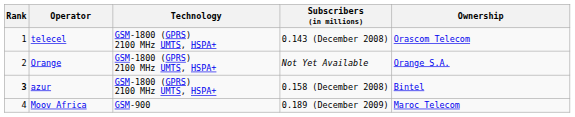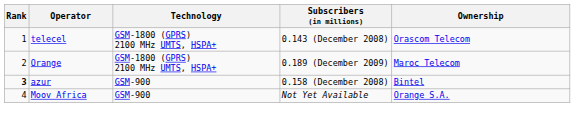(325, 63) Not Yet Available -> (335, 63) 0.189 (December 2009)
(422, 63) Orange S.A. -> (427, 63) Maroc Telecom
(166, 87) GSM-1800 (GPRS) 2100 MHz UMTS, HSPA+ -> (132, 82) GSM-900
(335, 105) 0.189 (December 2009) -> (325, 96) Not Yet Available
(427, 105) Maroc Telecom -> (422, 96) Orange S.A.
